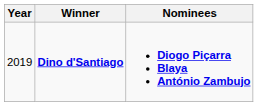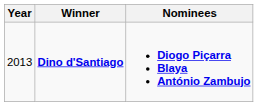(20, 62) 2019 -> (20, 62) 2013
